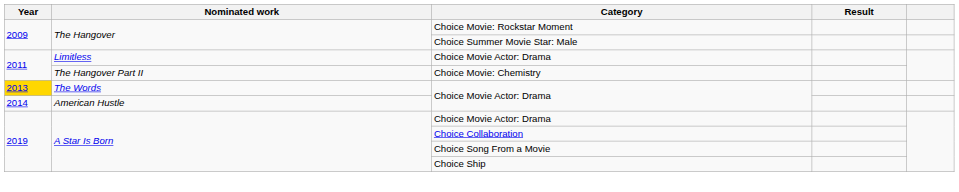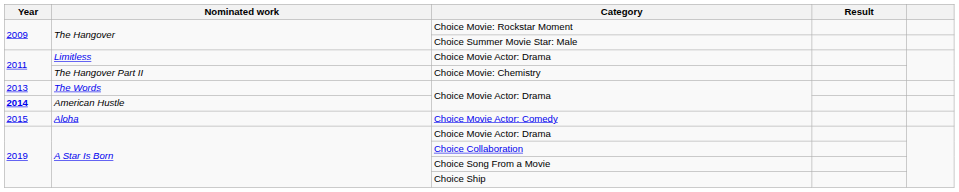(17, 88) gold background -> (17, 88) no background
(17, 103) normal -> (17, 103) bold
+ row: (66, 118)
